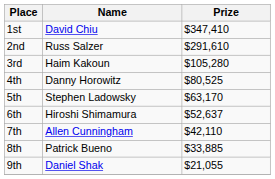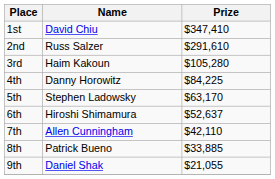(204, 81) $80,525 -> (204, 81) $84,225
